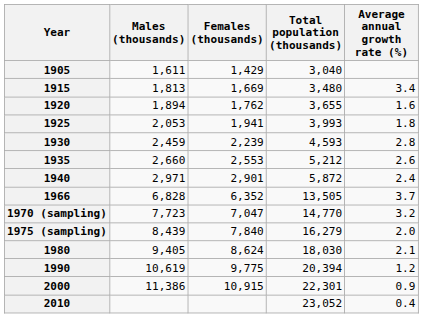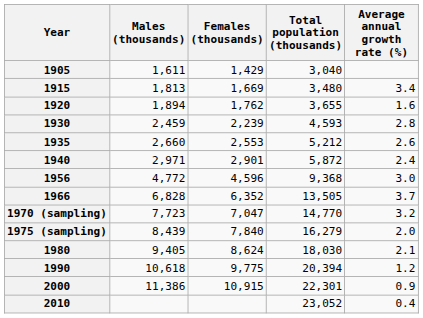- row: (57, 124)
+ row: (57, 178)
(165, 268) 10,619 -> (165, 268) 10,618
